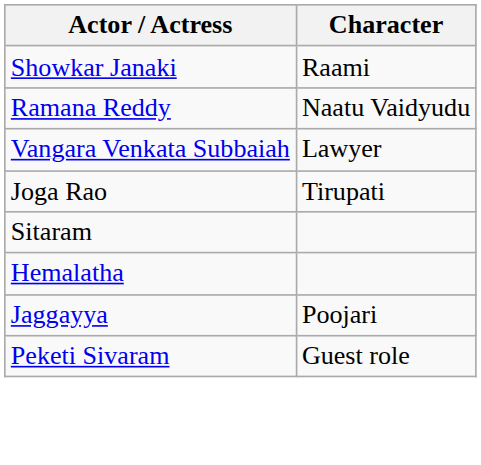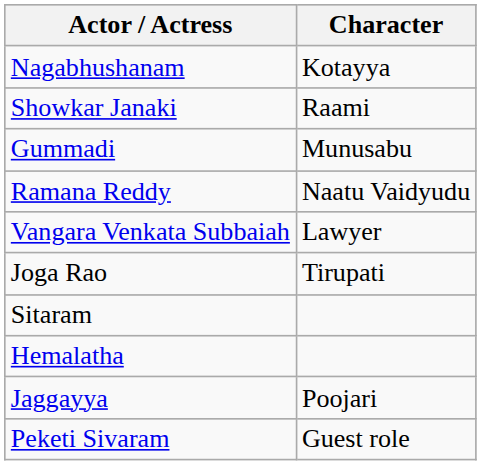+ row: (98, 66)
+ row: (63, 149)
